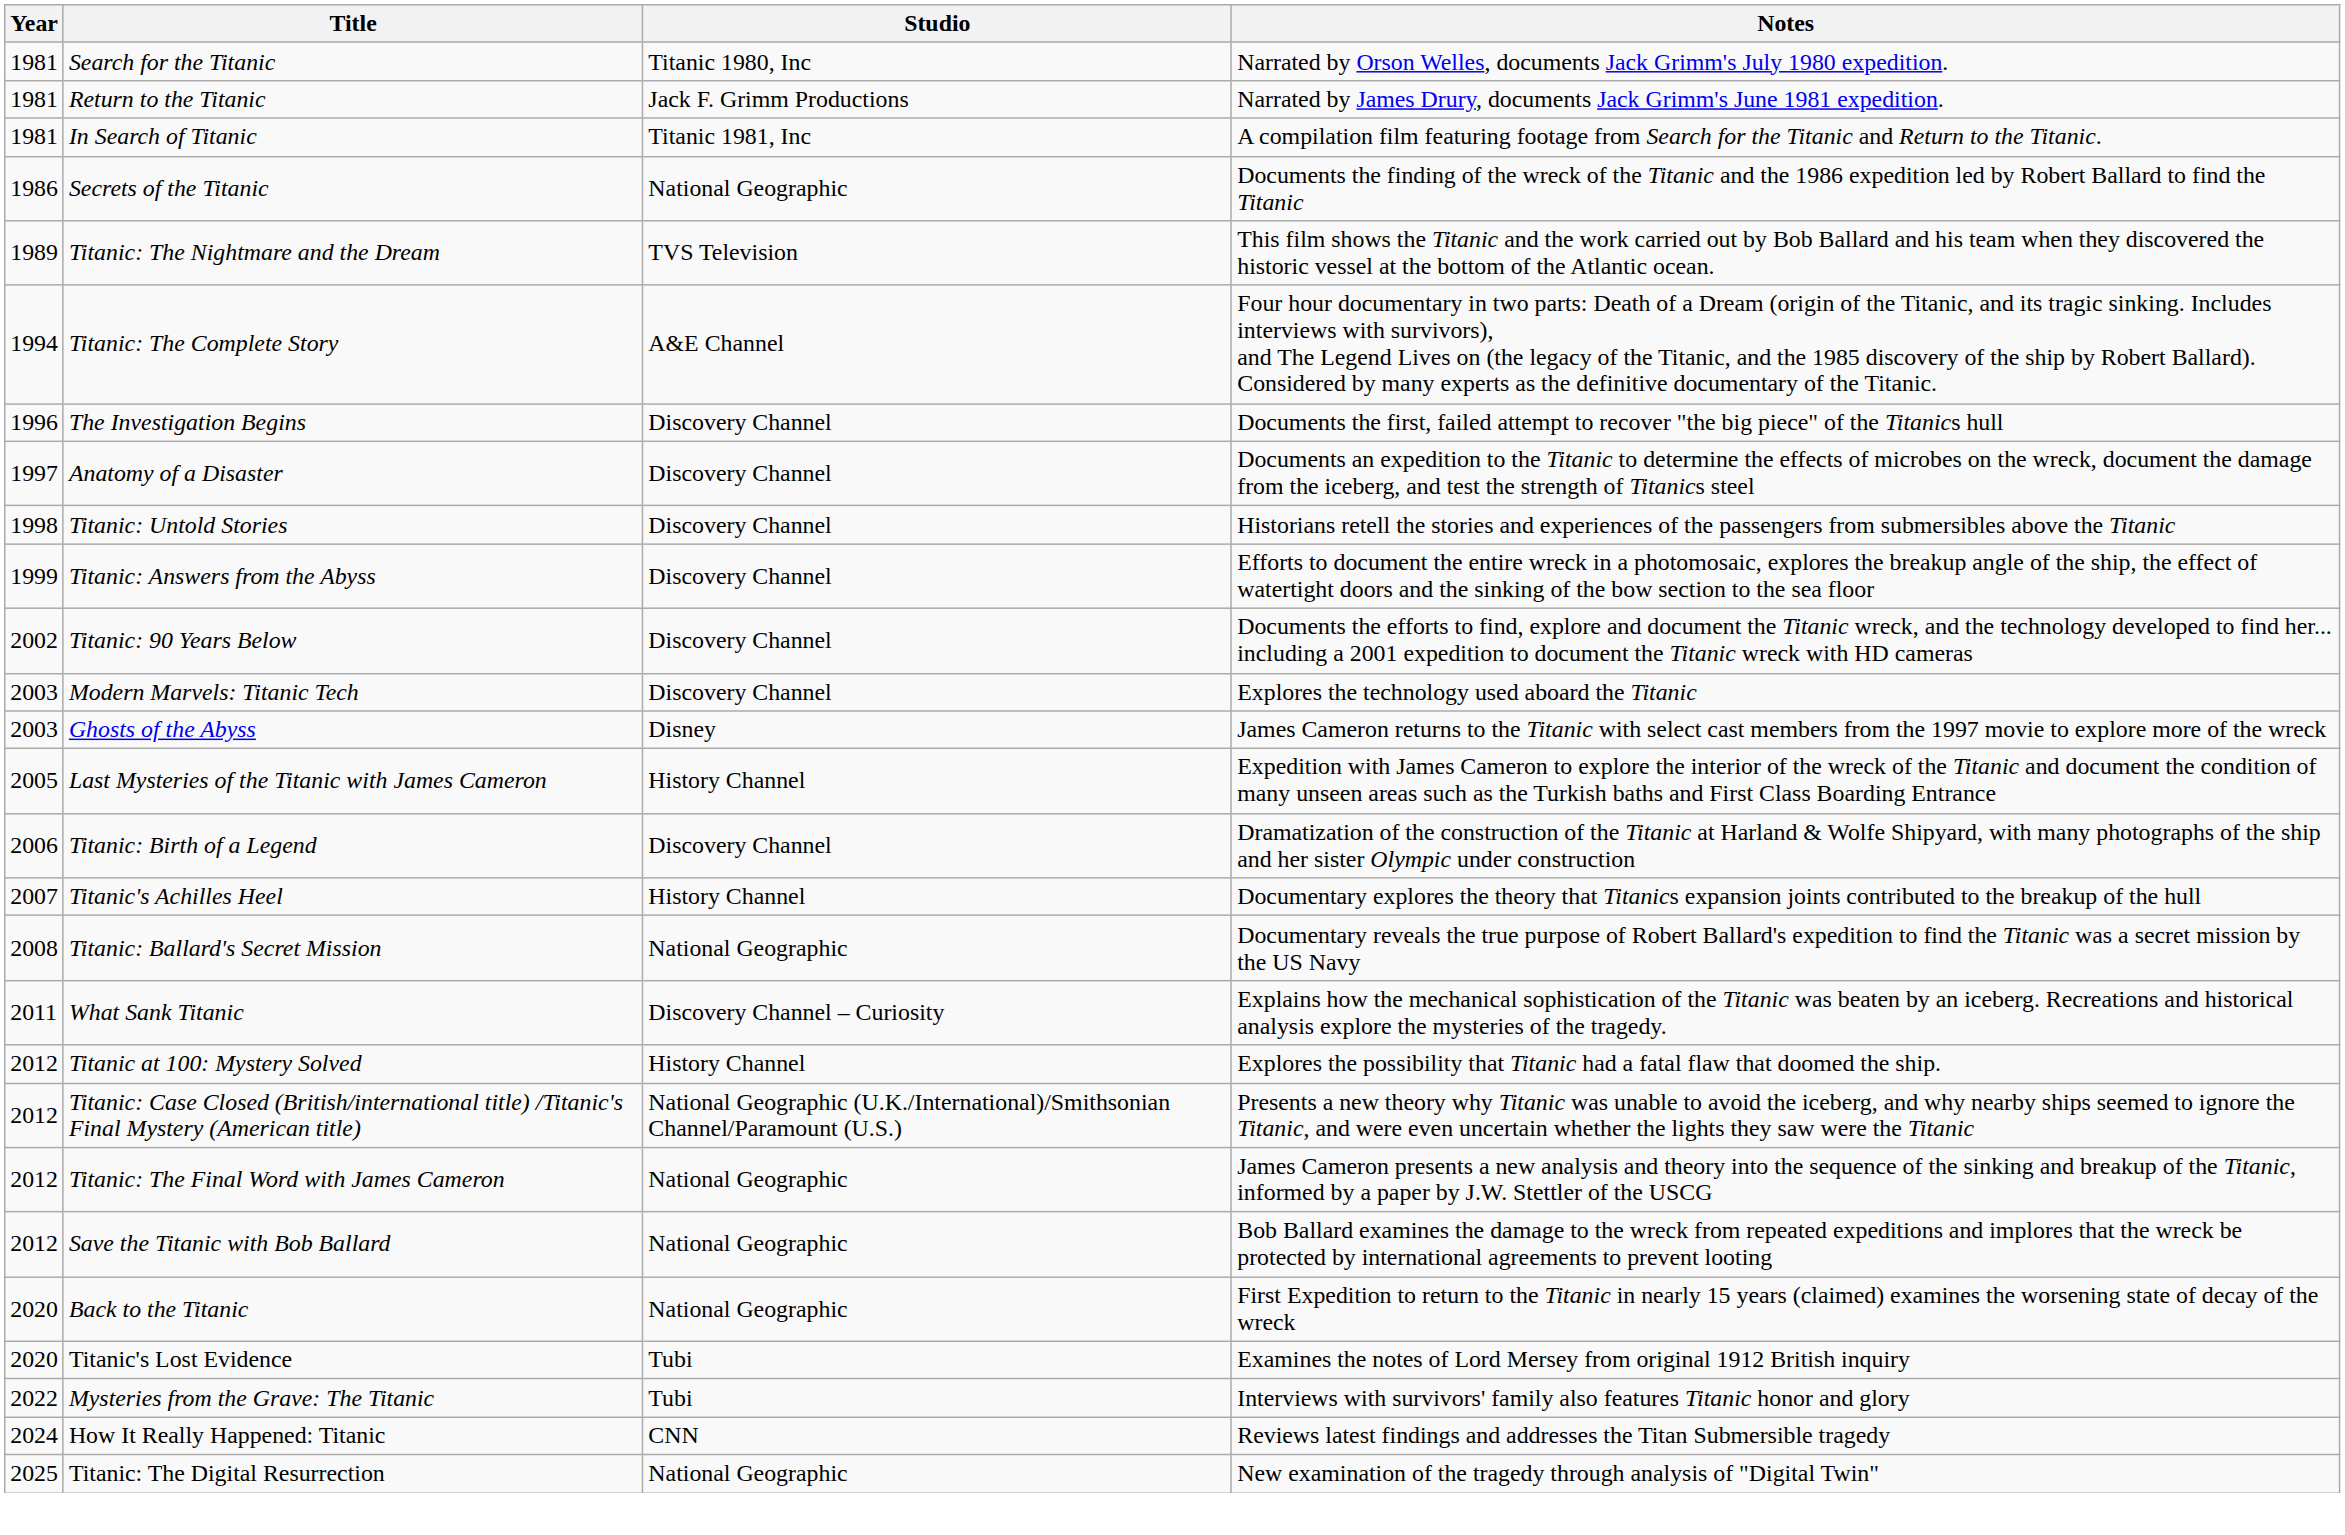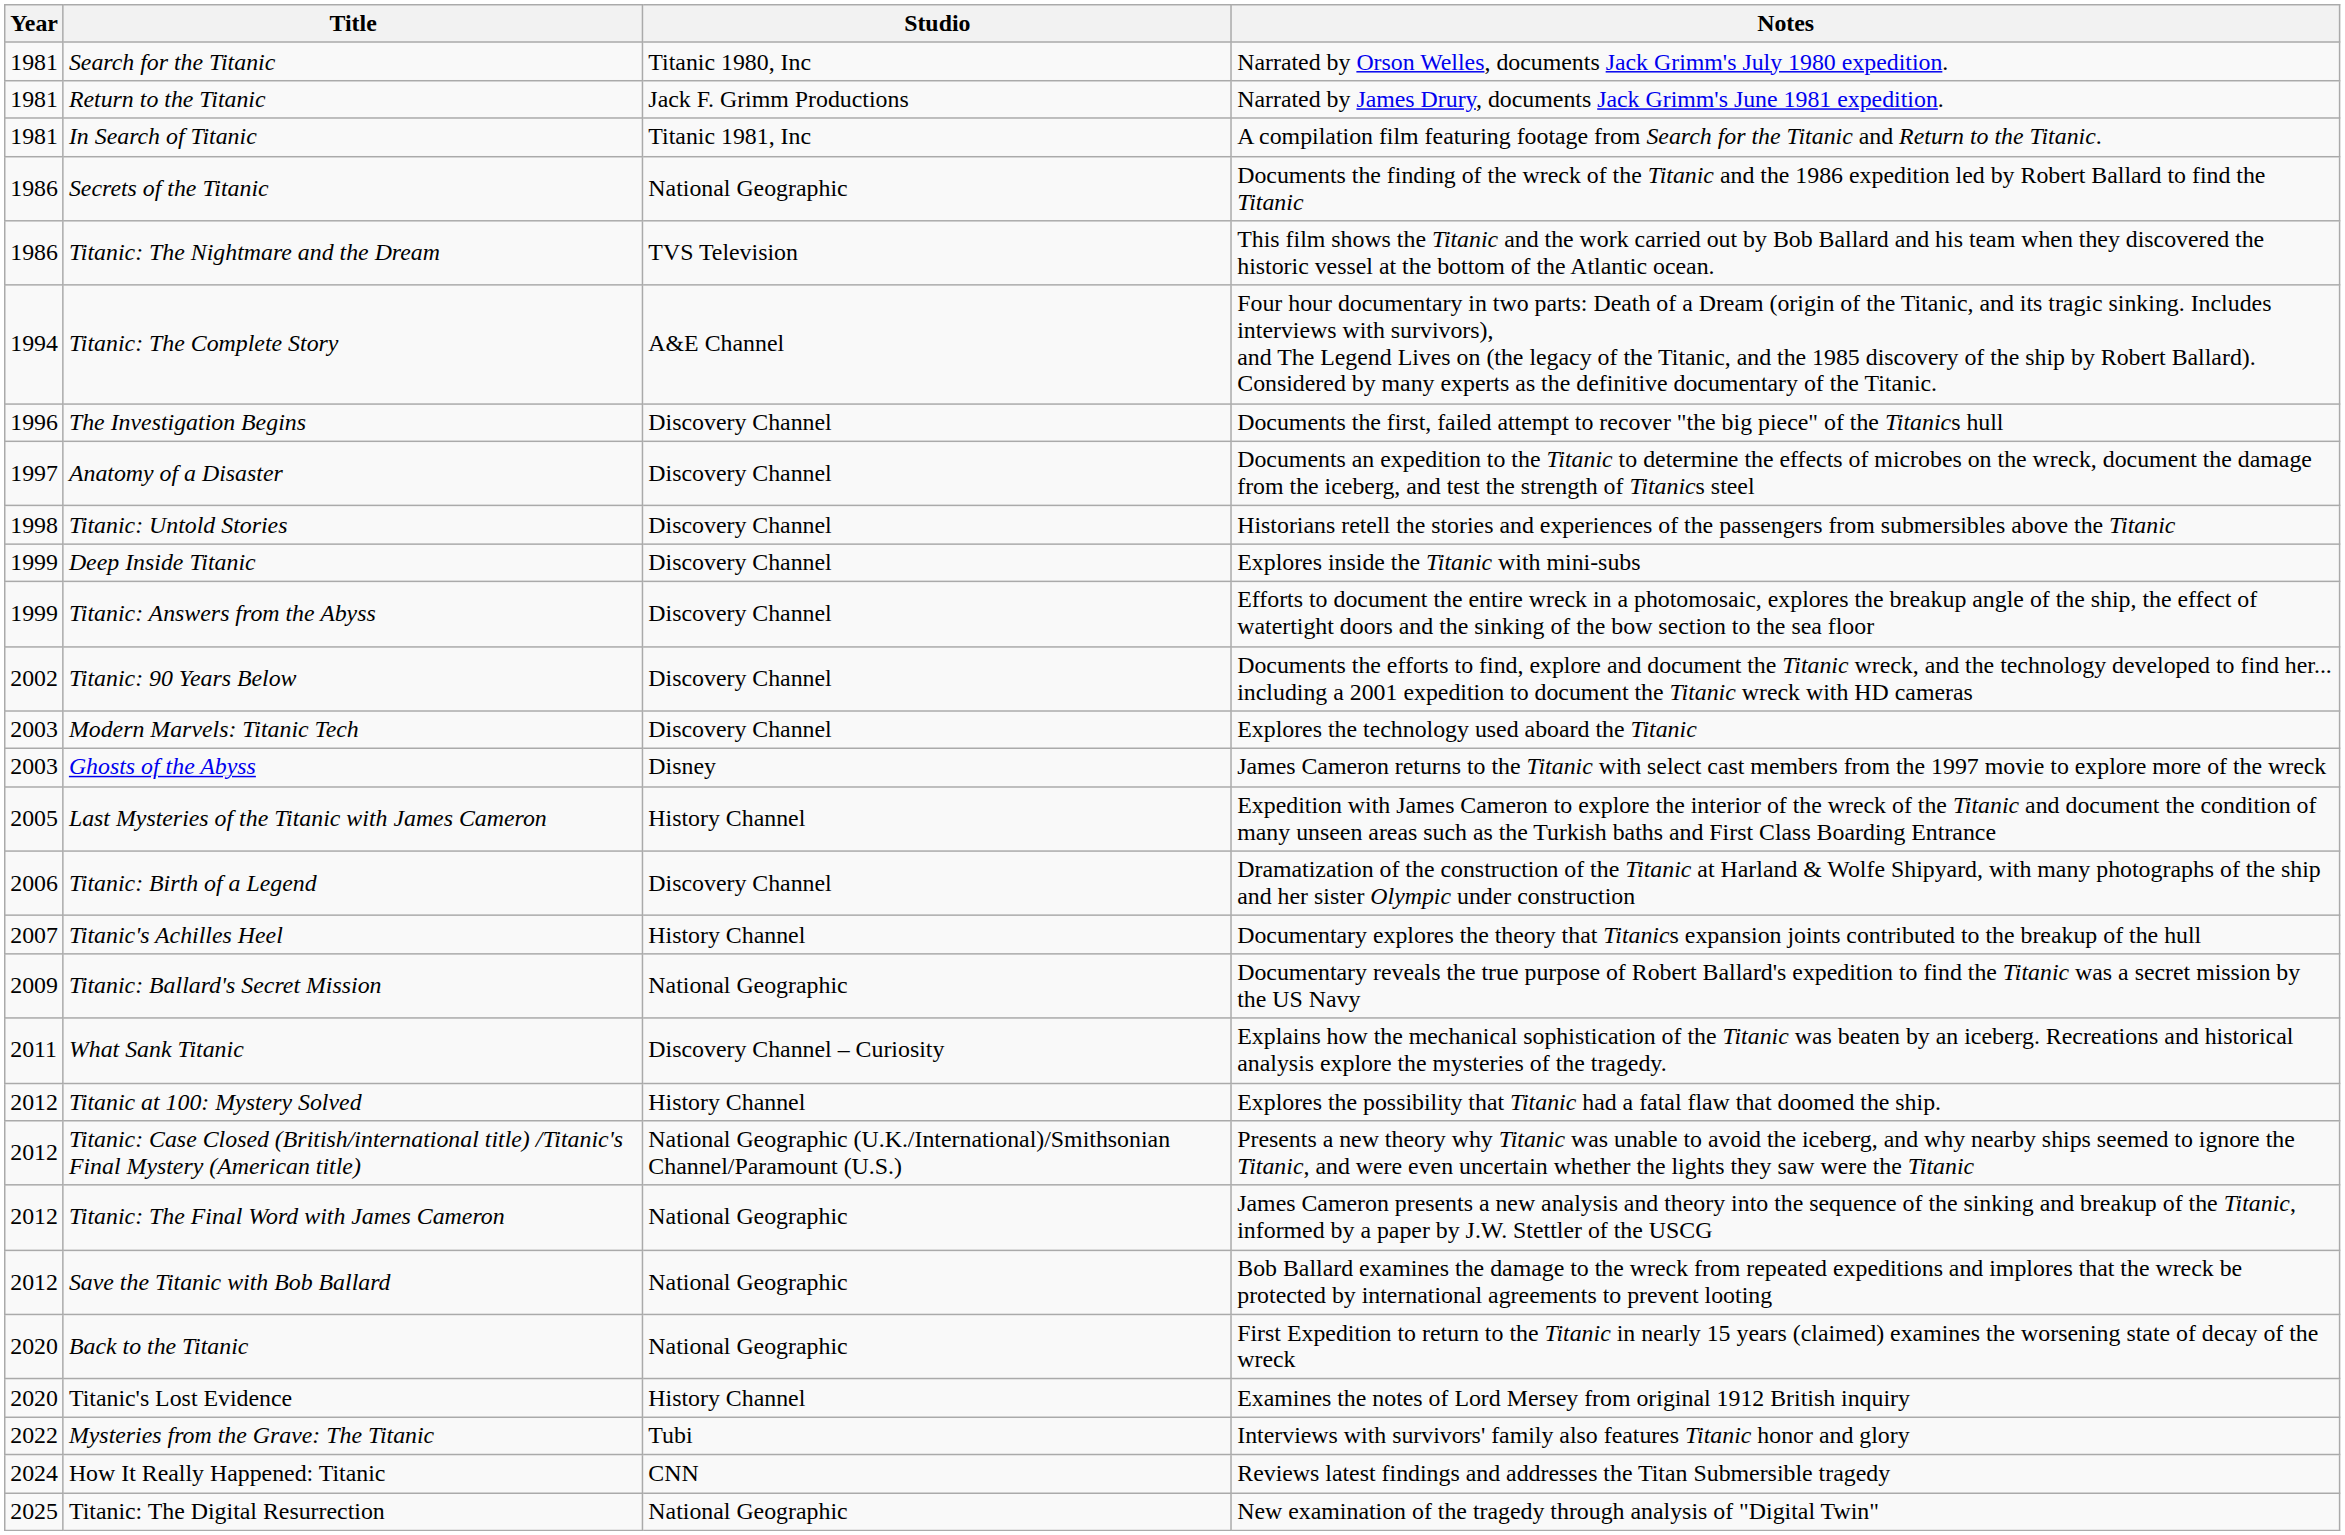(34, 252) 1989 -> (34, 252) 1986
+ row: (162, 562)
(34, 947) 2008 -> (34, 985) 2009
(670, 1359) Tubi -> (727, 1397) History Channel
